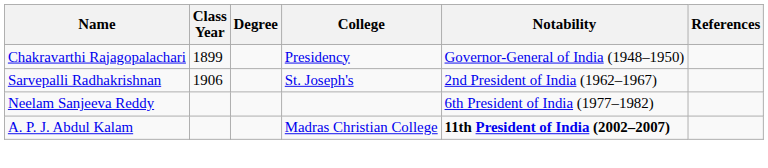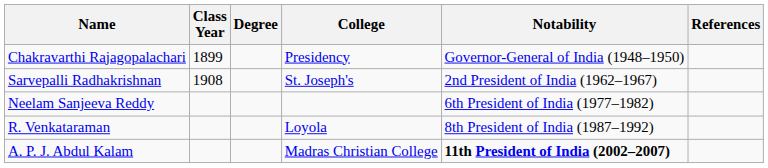(208, 80) 1906 -> (208, 80) 1908
+ row: (59, 127)
